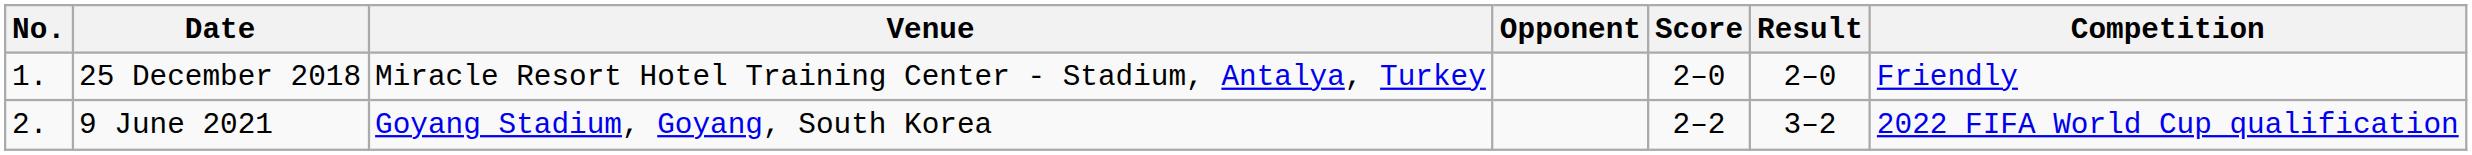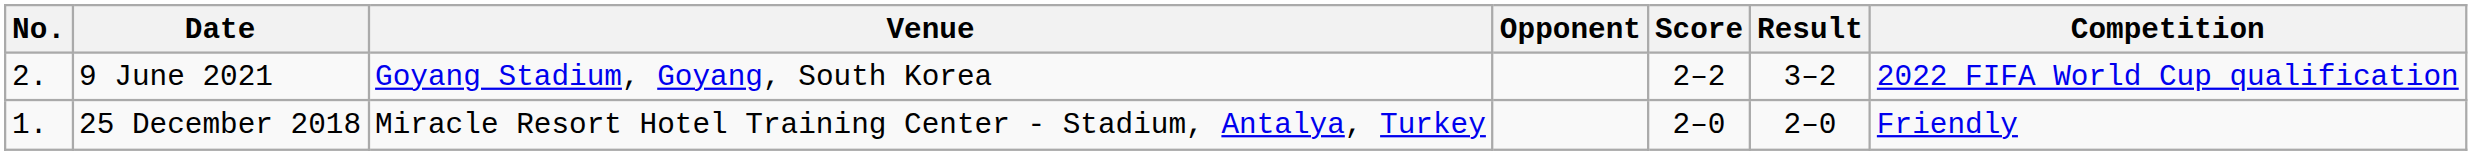rows swapped: (220, 77) <-> (176, 125)
